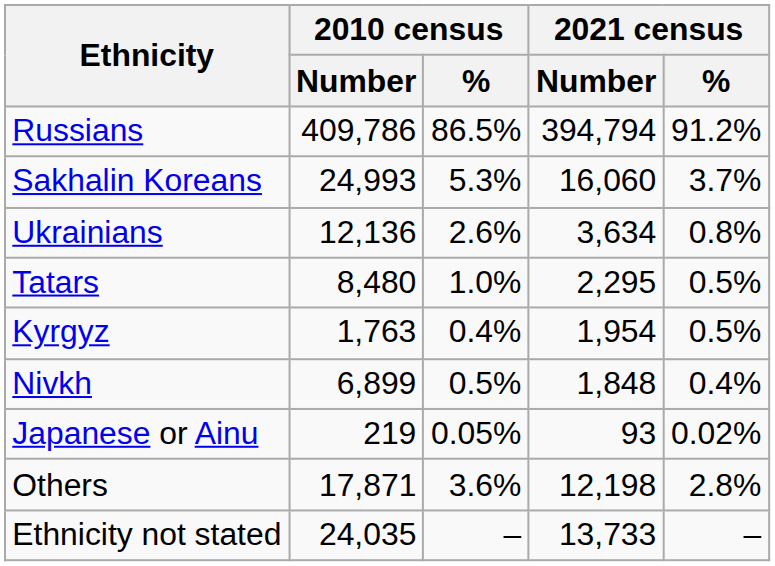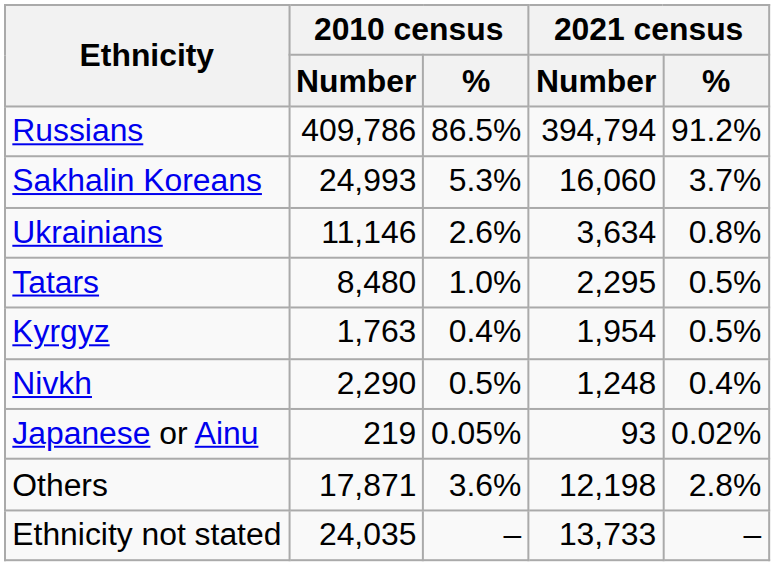(368, 231) 12,136 -> (369, 231) 11,146
(376, 383) 6,899 -> (376, 383) 2,290
(616, 383) 1,848 -> (616, 383) 1,248
